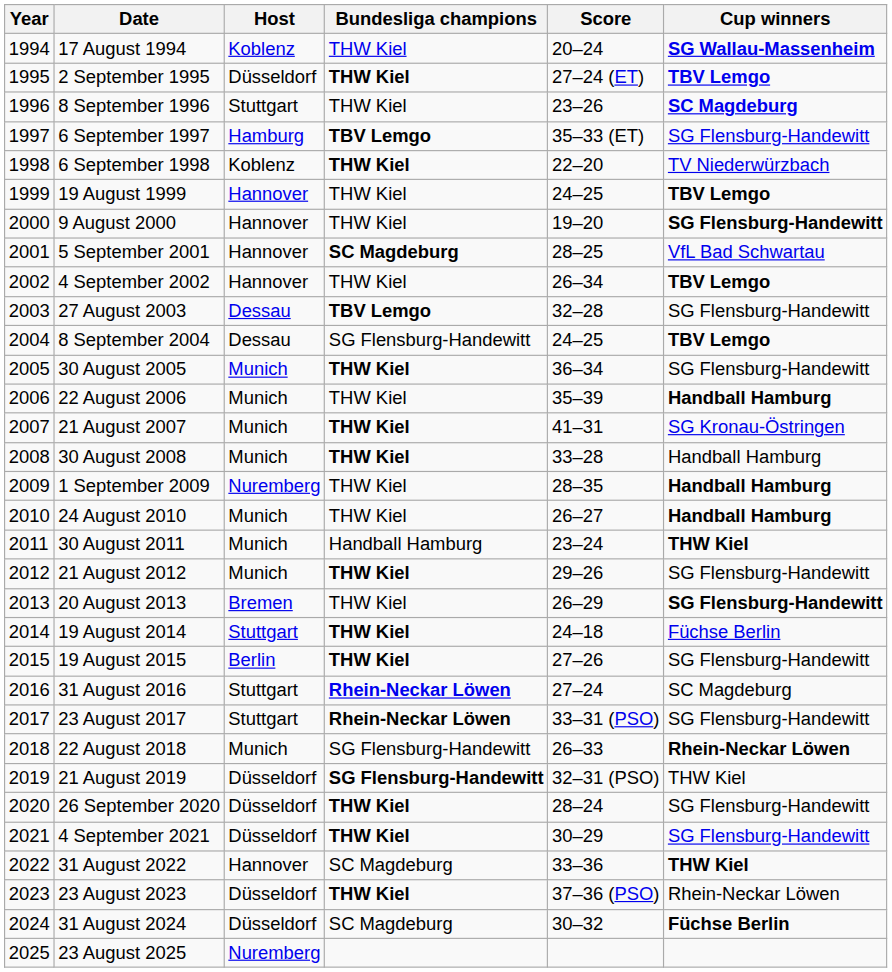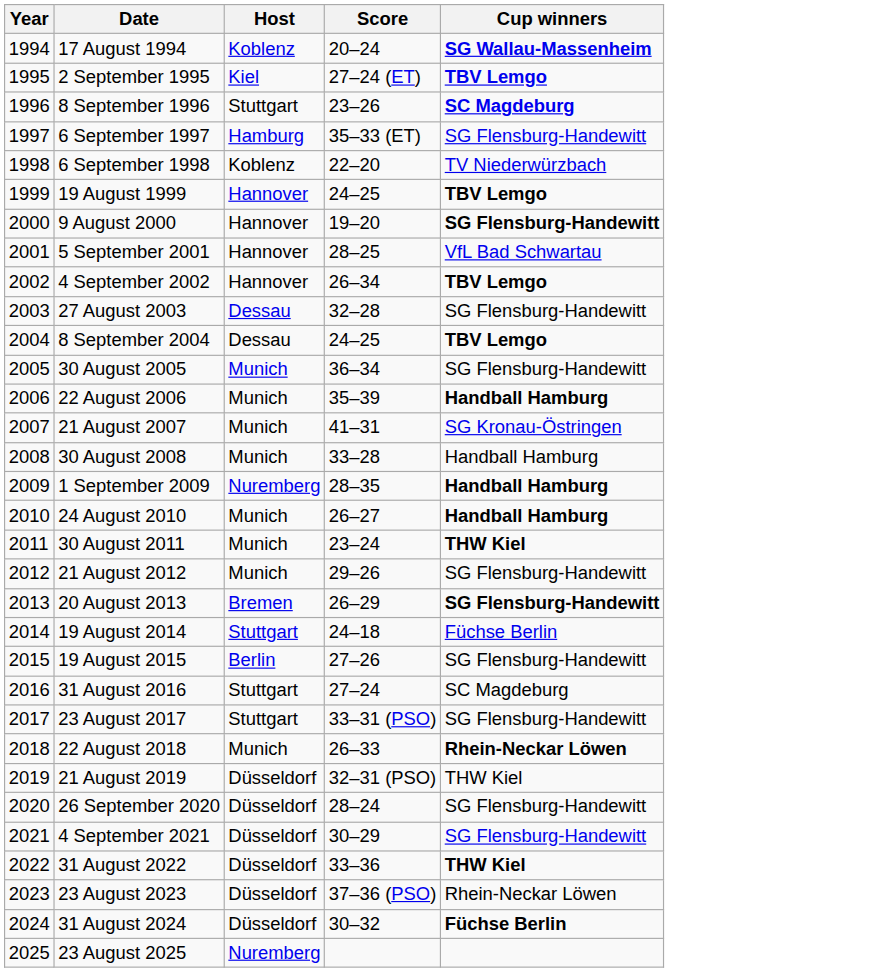- column: (436, 19)
(272, 77) Düsseldorf -> (244, 77) Kiel
(268, 865) Hannover -> (272, 865) Düsseldorf
